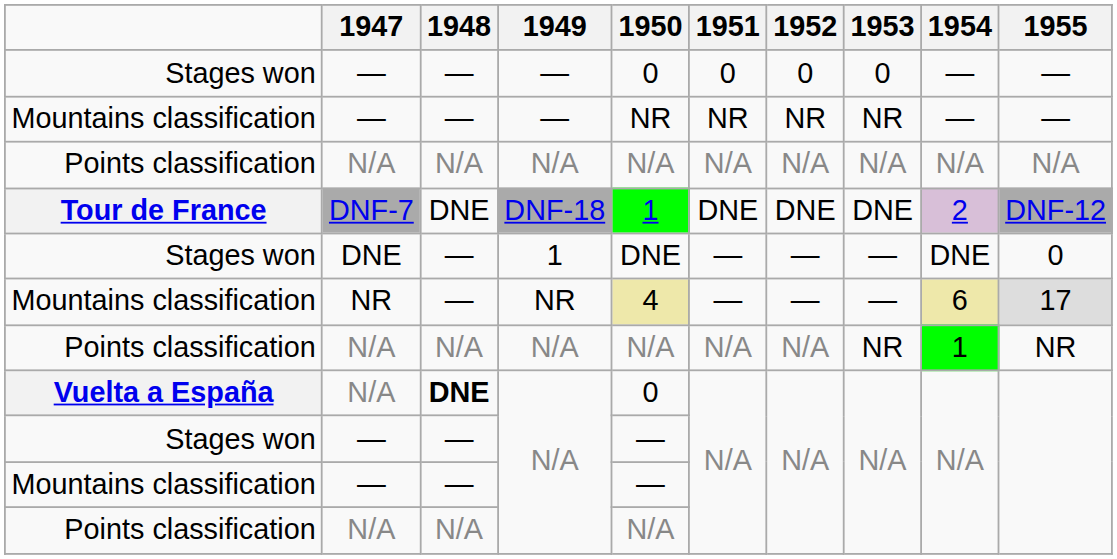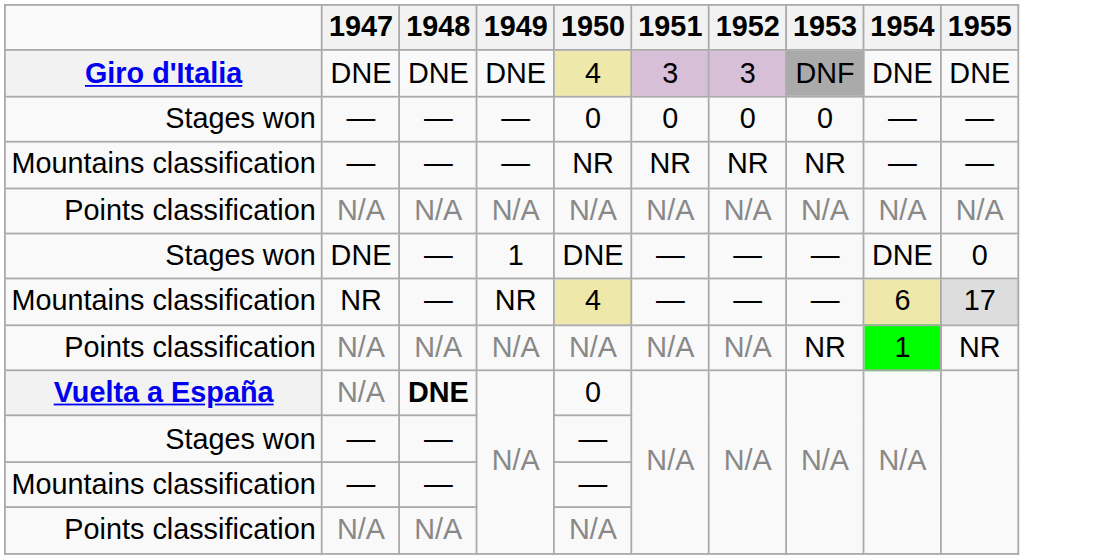+ row: (164, 73)
- row: (164, 210)
